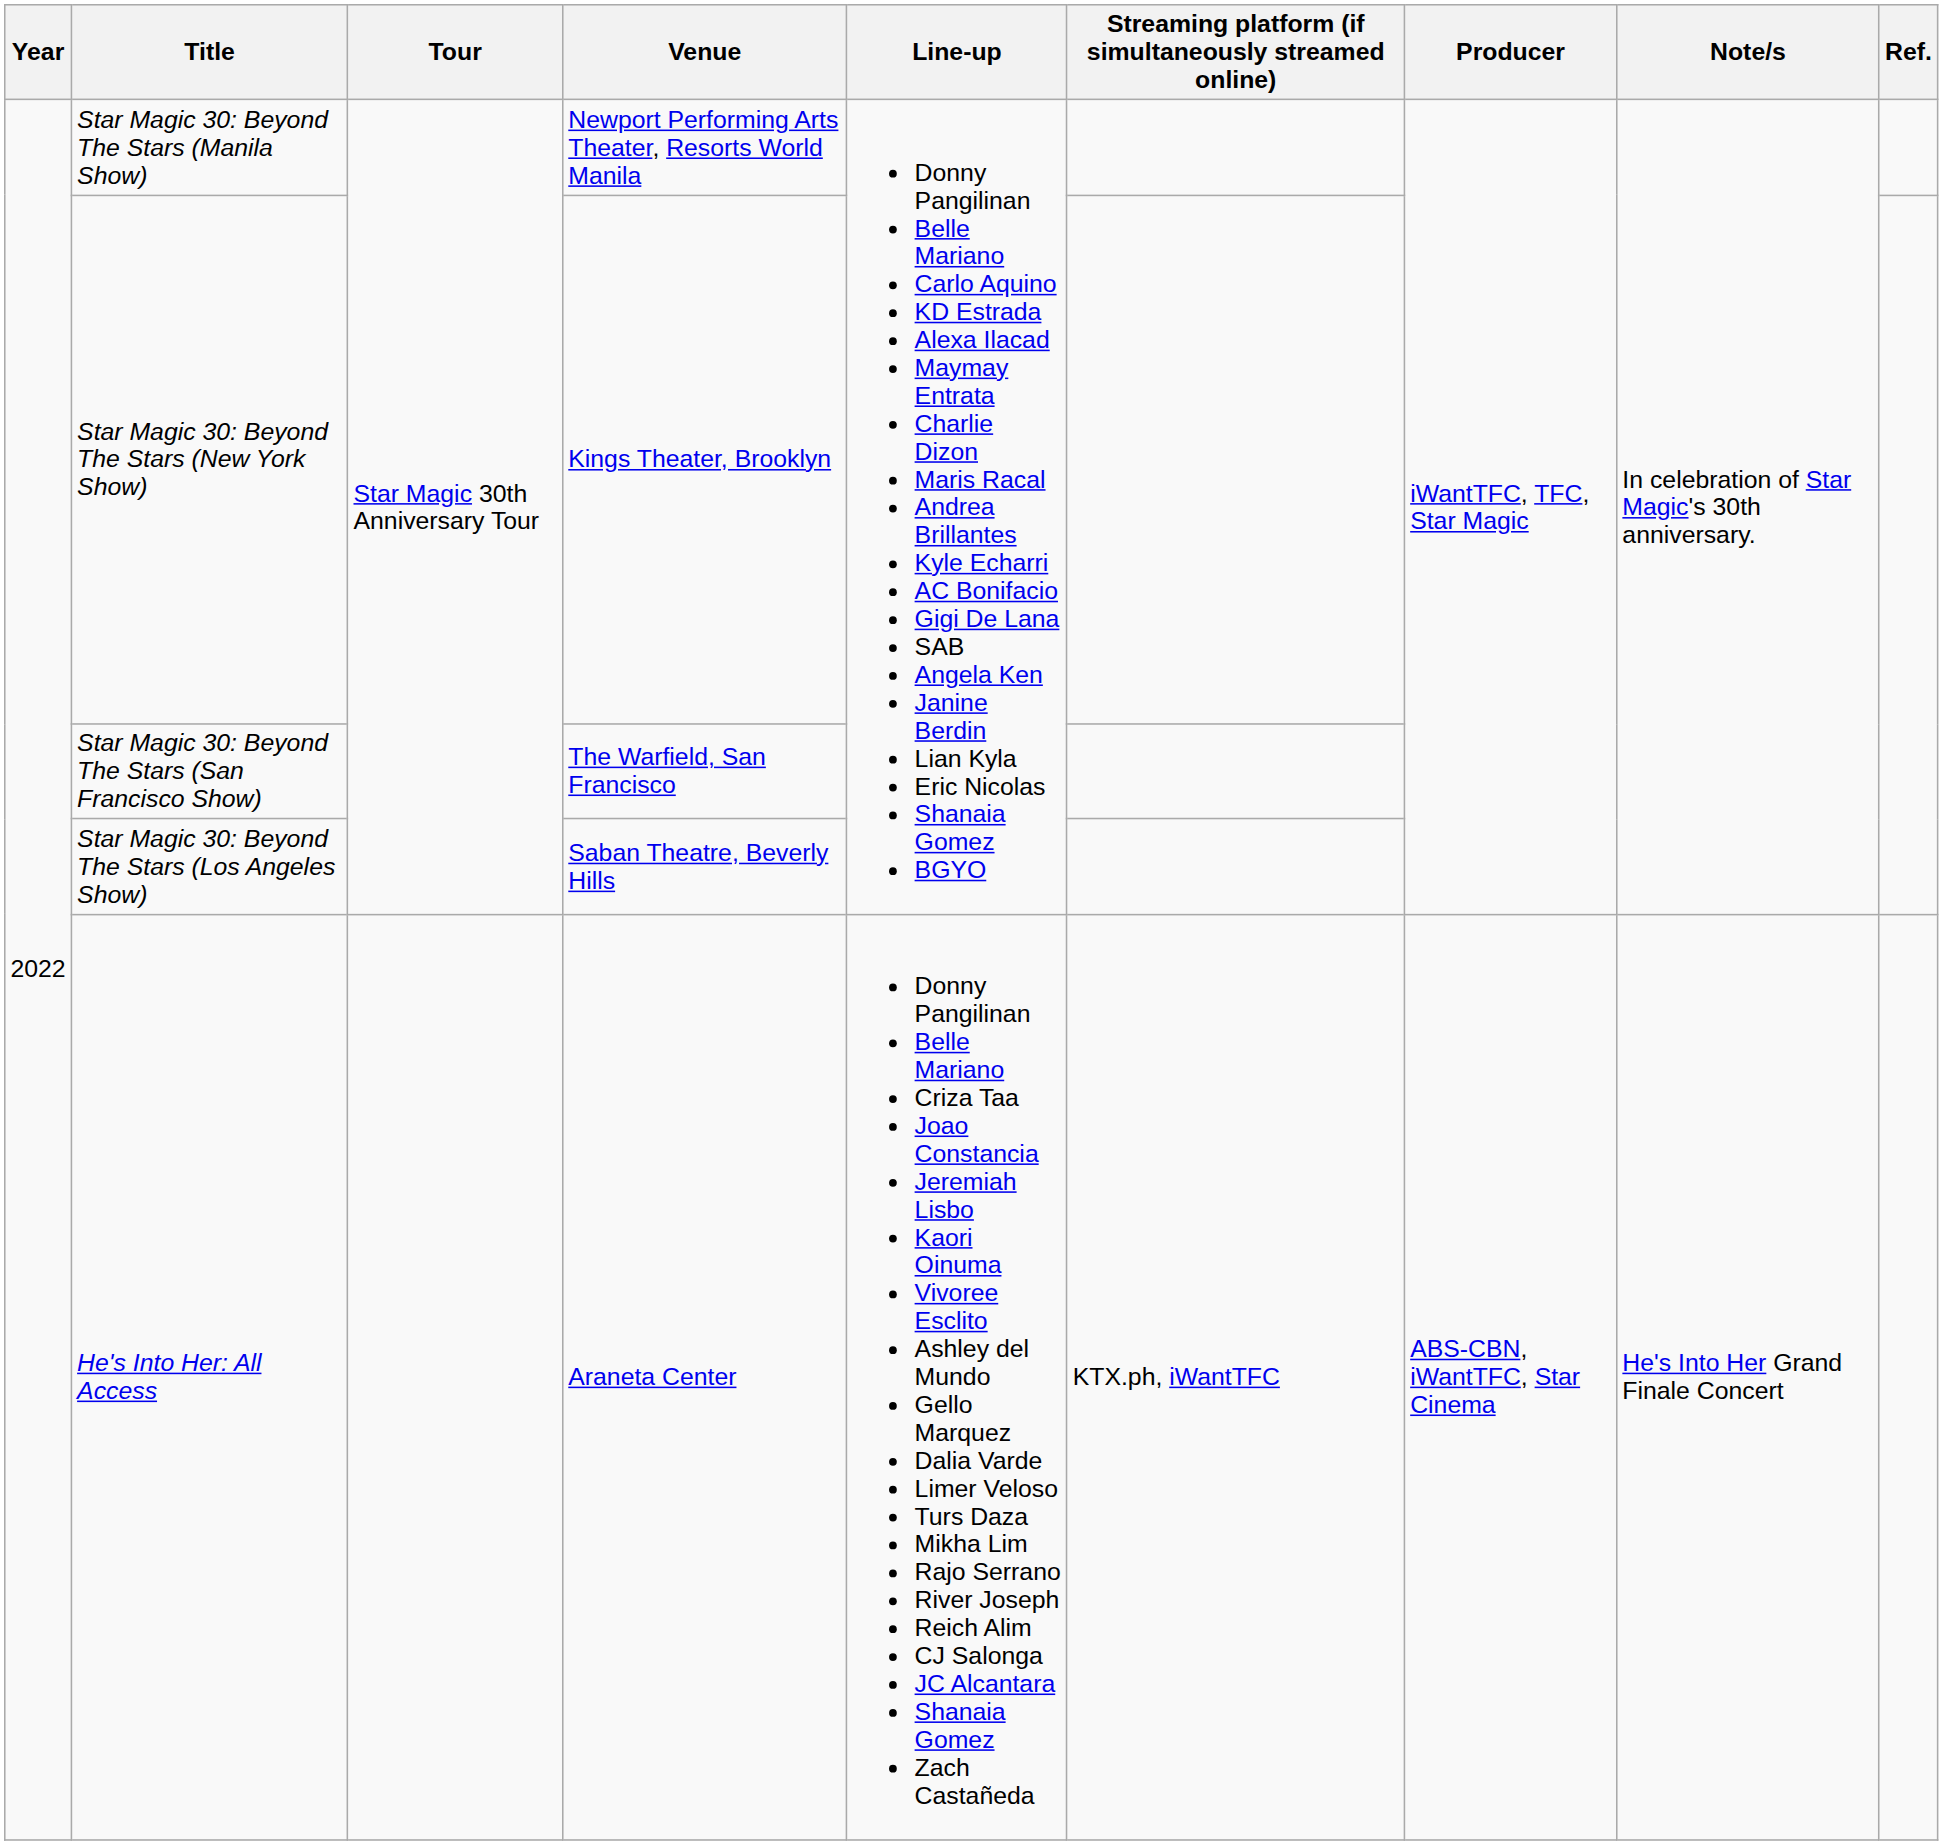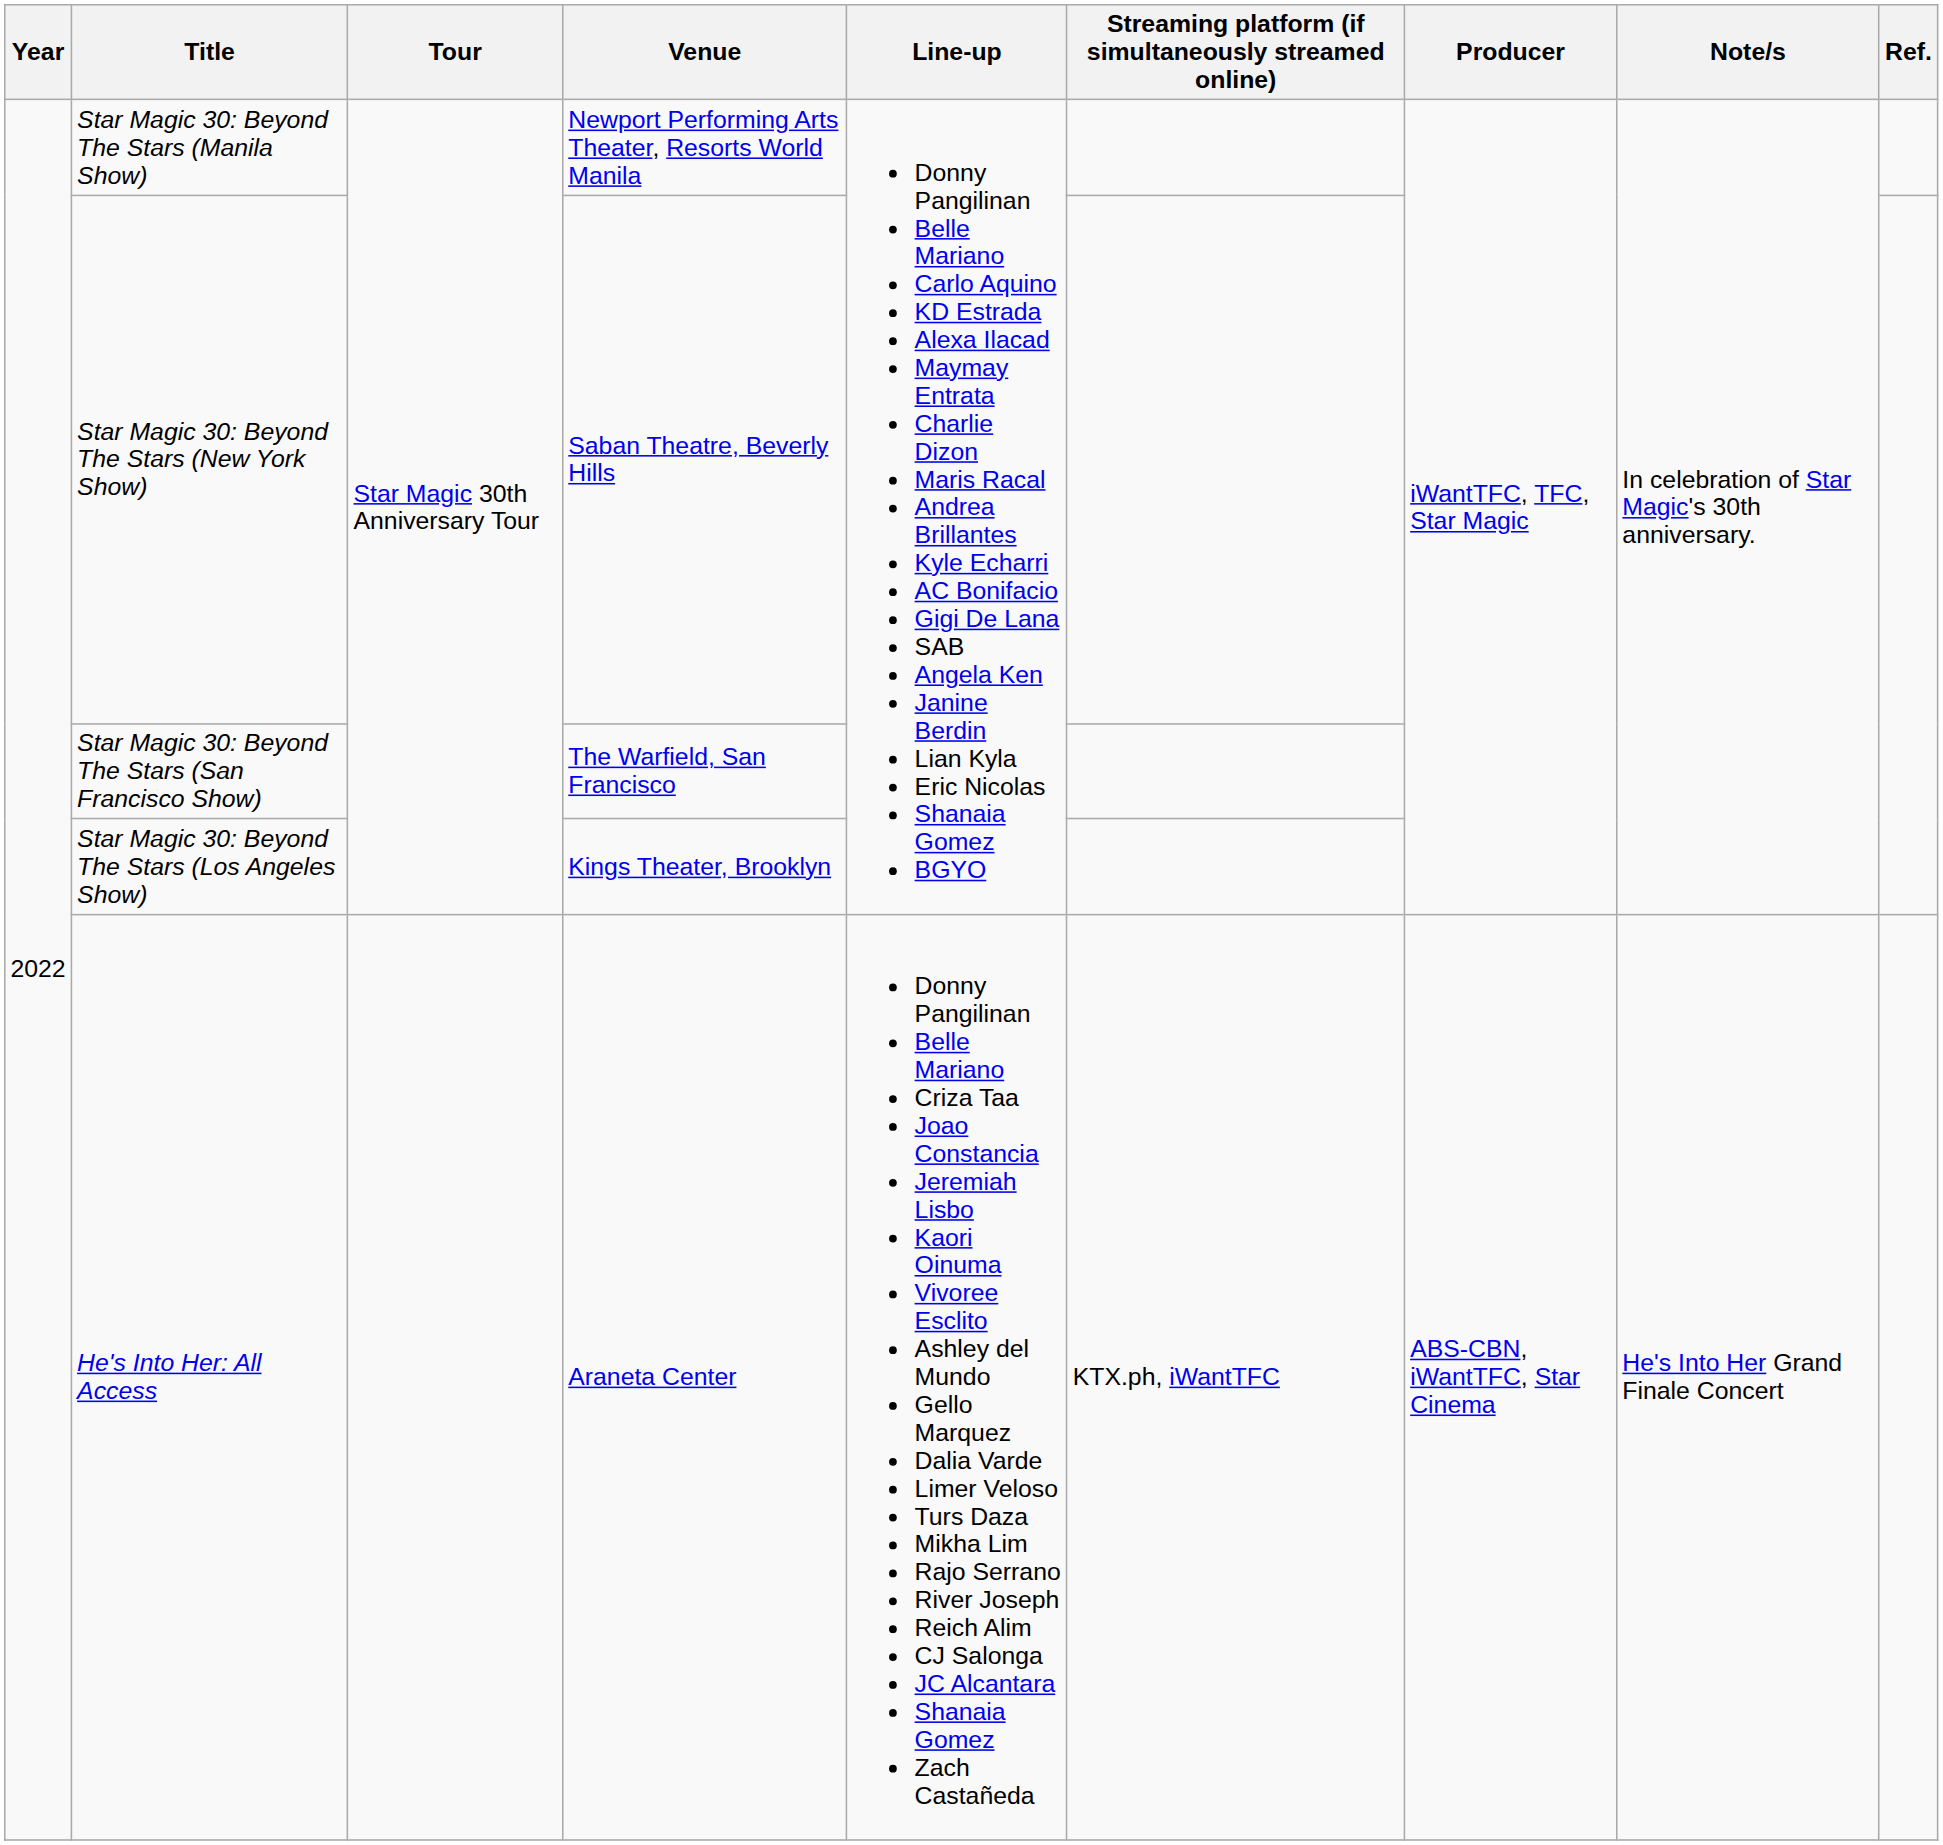(700, 459) Kings Theater, Brooklyn -> (698, 459) Saban Theatre, Beverly Hills
(698, 866) Saban Theatre, Beverly Hills -> (700, 866) Kings Theater, Brooklyn
